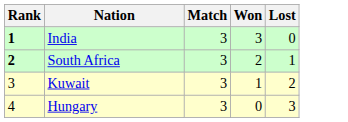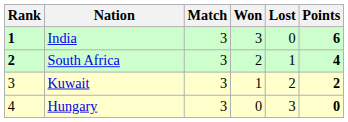+ column: (321, 15)
